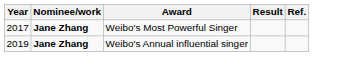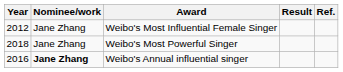+ row: (191, 28)
(18, 28) 2017 -> (18, 43) 2018
(61, 28) bold -> (59, 43) normal
(18, 43) 2019 -> (18, 59) 2016
